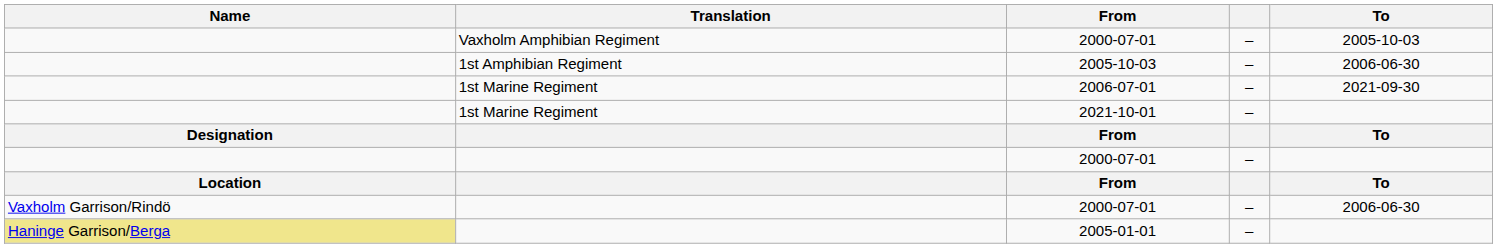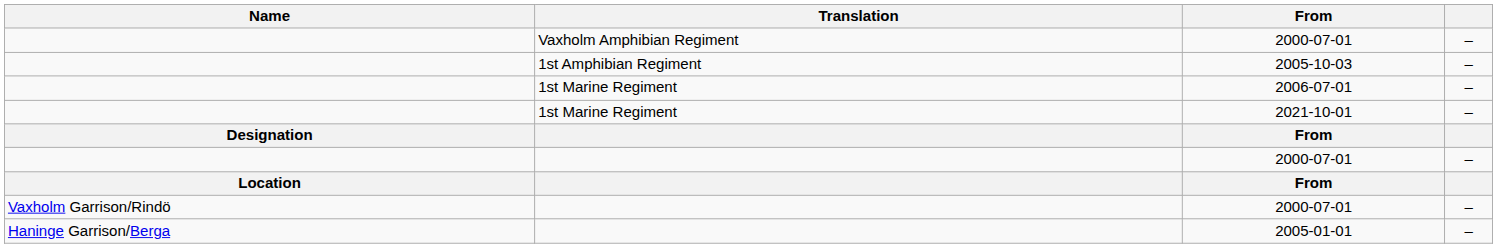- column: (1381, 16)
(89, 231) khaki background -> (89, 231) no background
